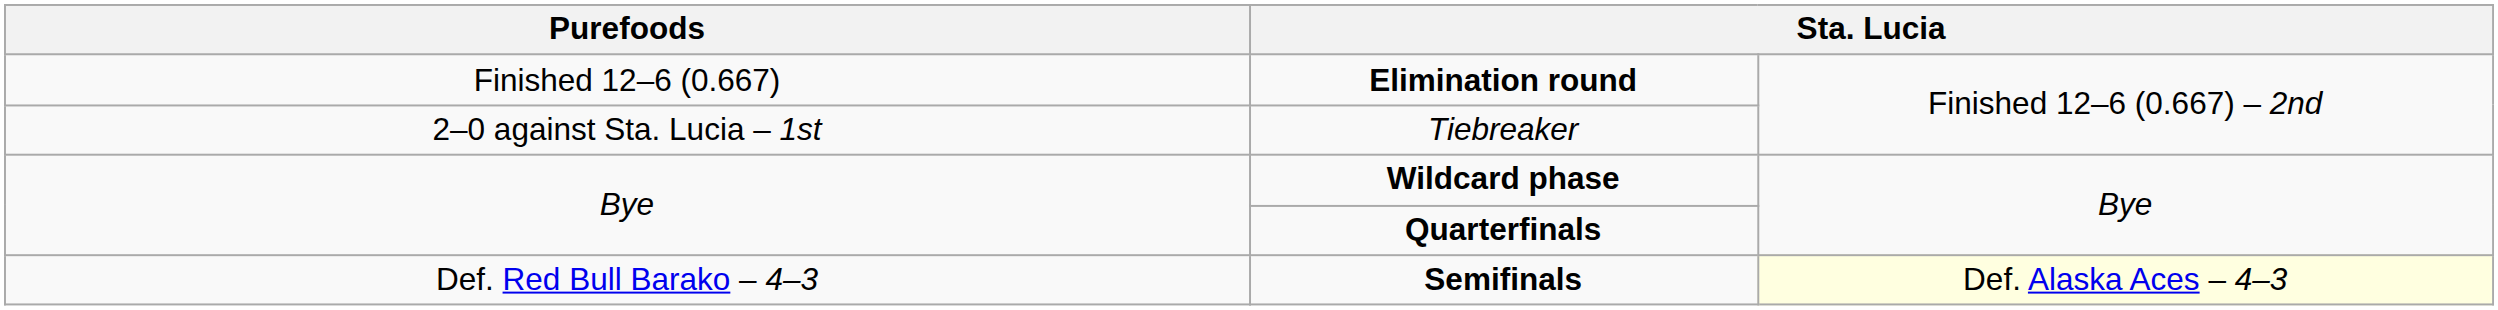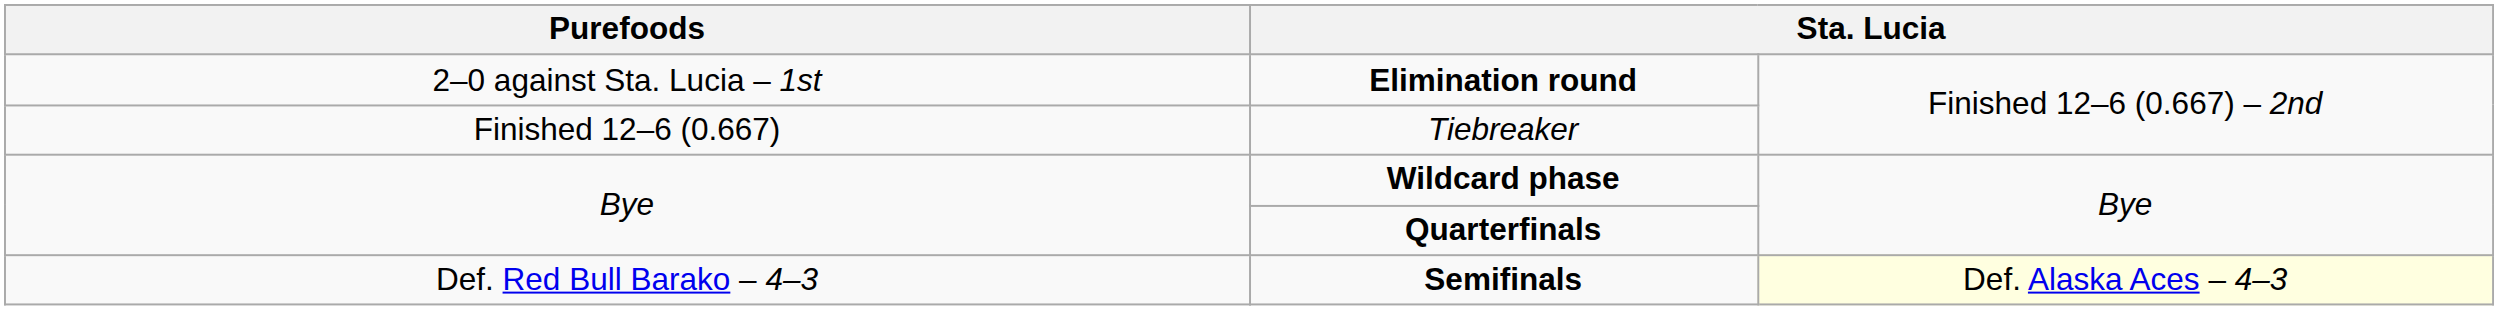(627, 79) Finished 12–6 (0.667) -> (627, 79) 2–0 against Sta. Lucia – 1st
(627, 129) 2–0 against Sta. Lucia – 1st -> (627, 129) Finished 12–6 (0.667)
